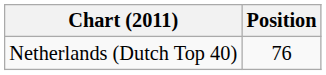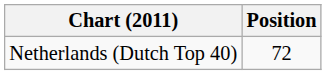(282, 52) 76 -> (282, 52) 72
